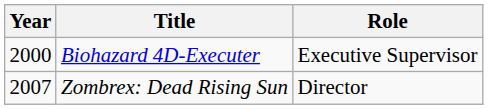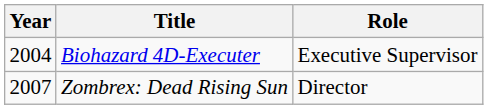(30, 54) 2000 -> (30, 54) 2004
